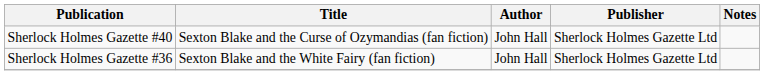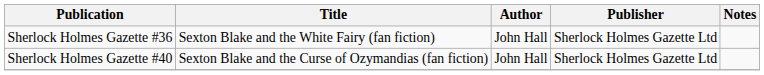rows swapped: (90, 59) <-> (90, 37)
